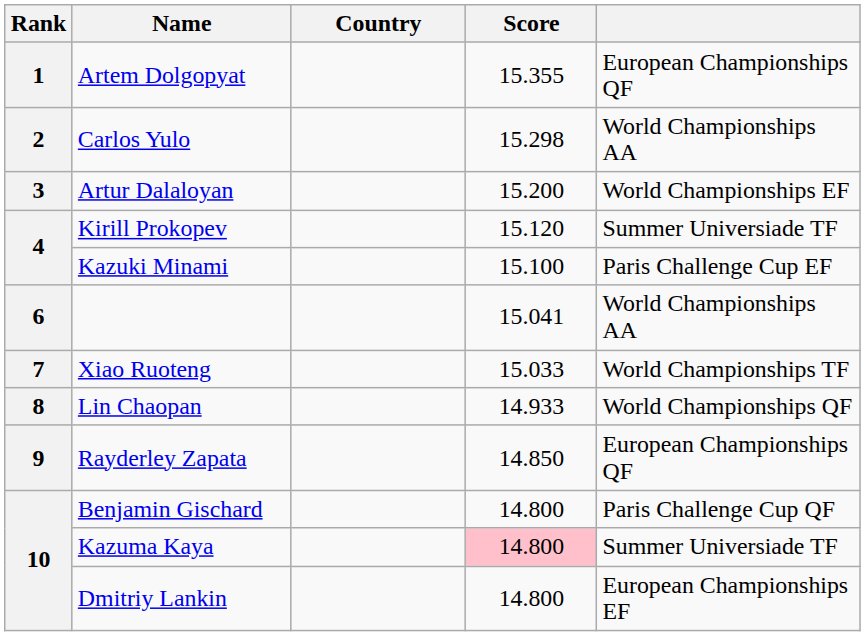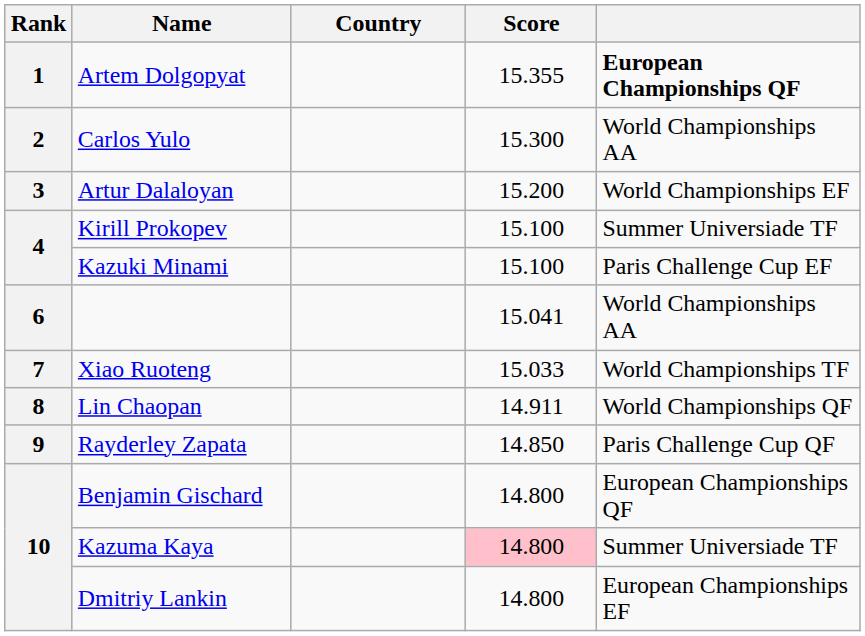(725, 74) normal -> (702, 74) bold
(531, 139) 15.298 -> (531, 139) 15.300
(531, 228) 15.120 -> (531, 228) 15.100
(531, 406) 14.933 -> (531, 406) 14.911
(725, 457) European Championships QF -> (719, 444) Paris Challenge Cup QF
(719, 508) Paris Challenge Cup QF -> (725, 495) European Championships QF
